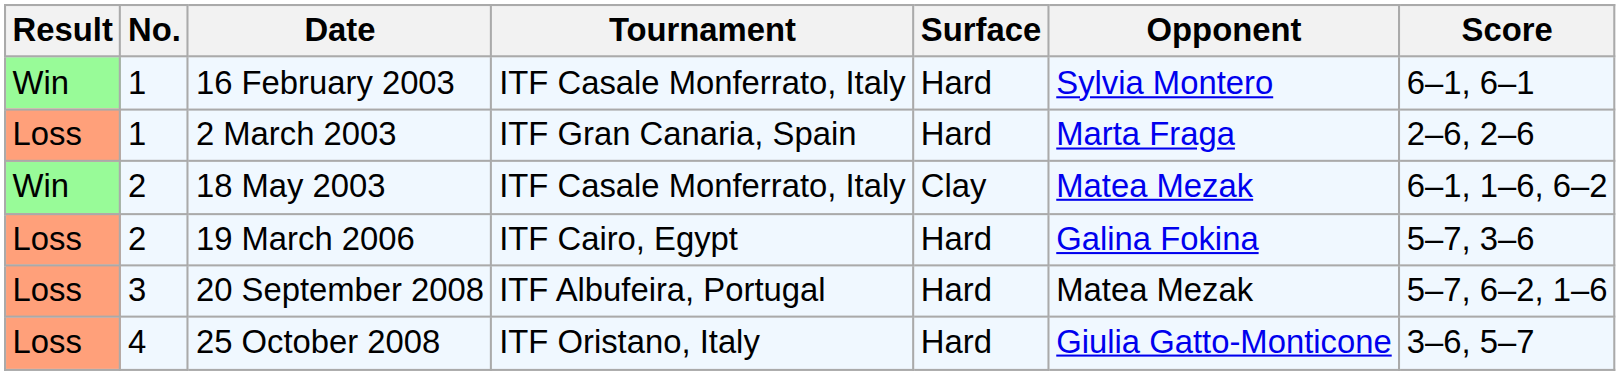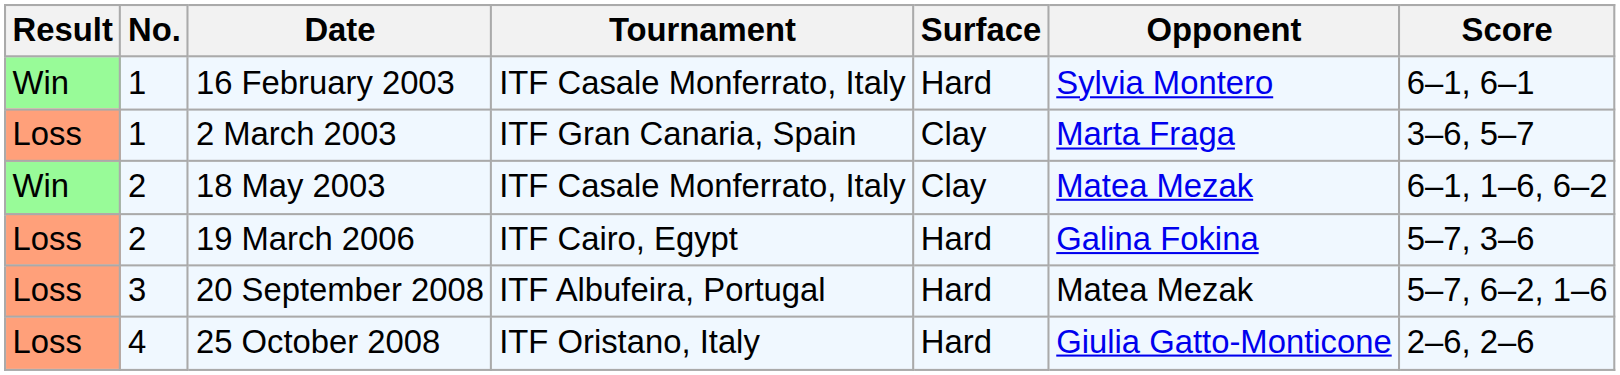(956, 134) Hard -> (954, 134) Clay
(1471, 134) 2–6, 2–6 -> (1471, 134) 3–6, 5–7
(1471, 342) 3–6, 5–7 -> (1471, 342) 2–6, 2–6
